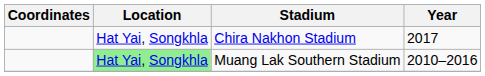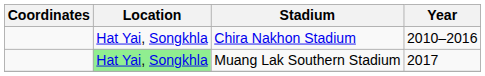(423, 37) 2017 -> (442, 37) 2010–2016
(442, 60) 2010–2016 -> (423, 60) 2017
